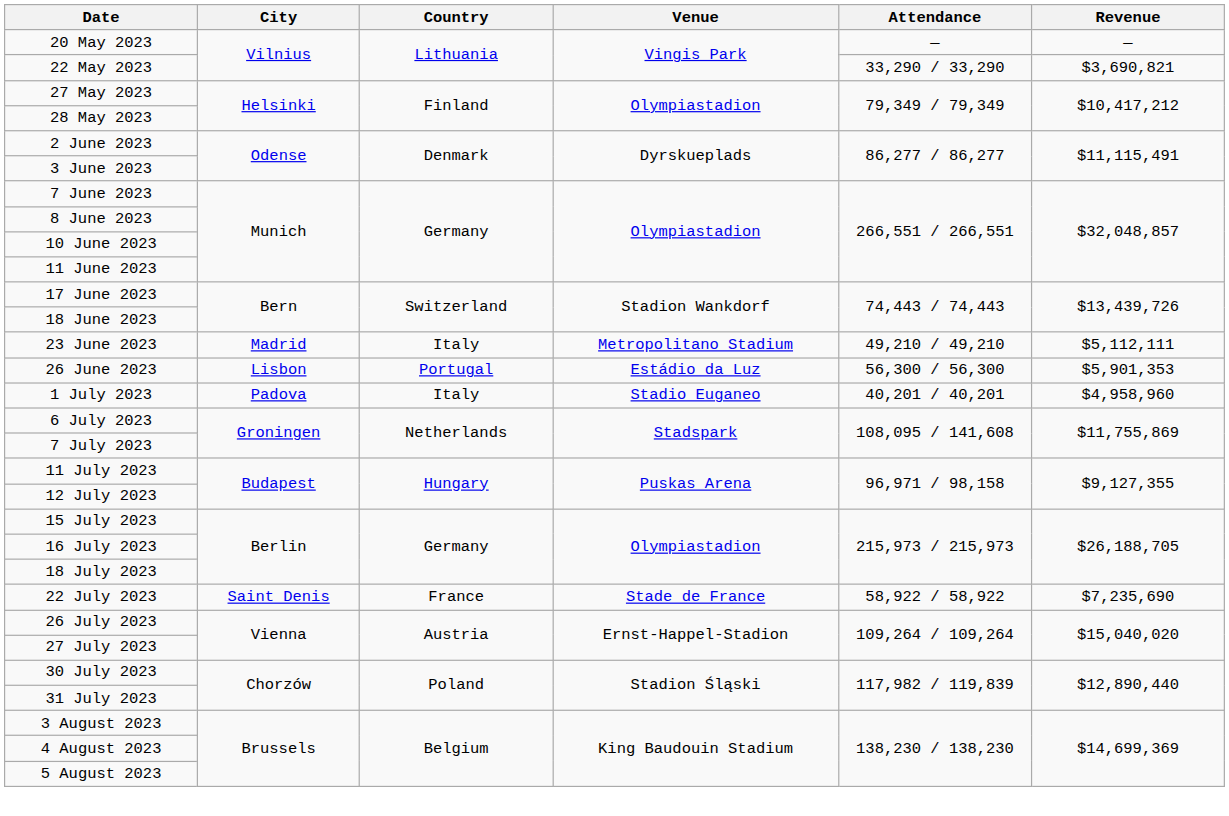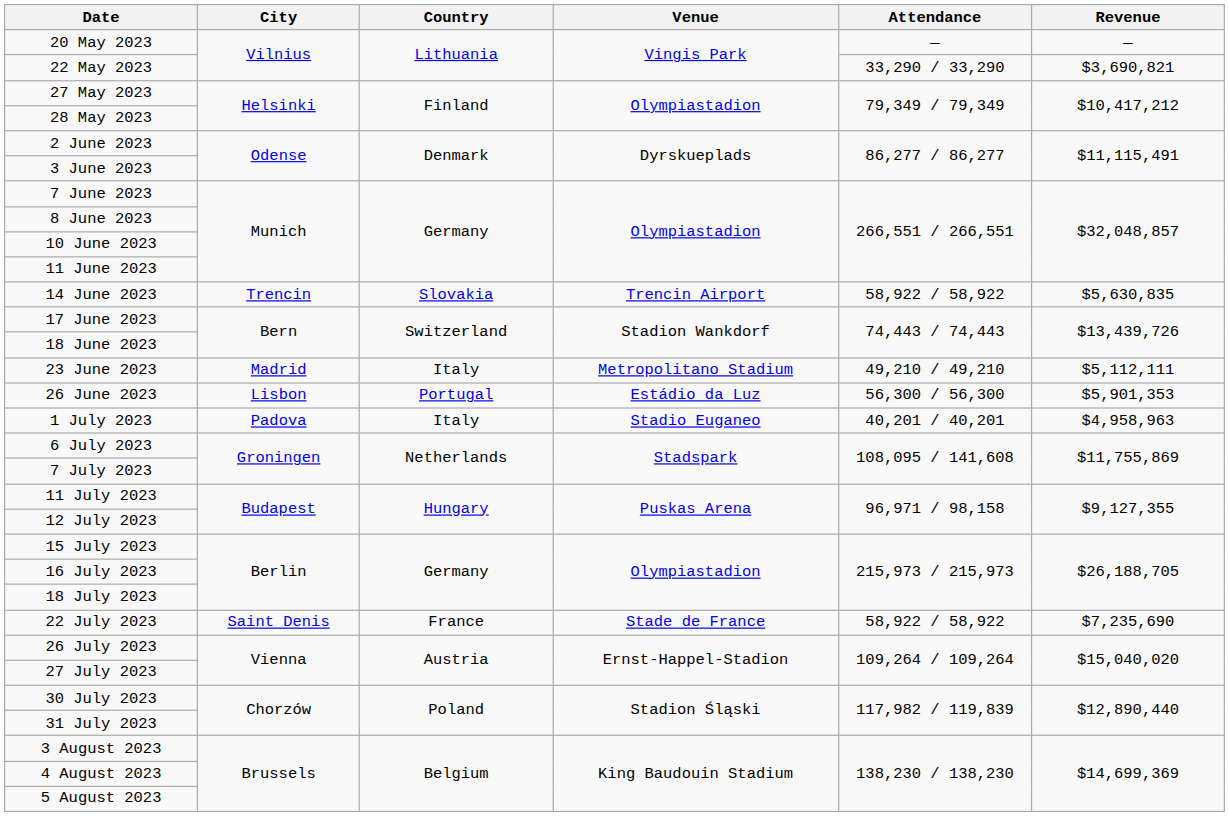+ row: (101, 295)
(1128, 395) $4,958,960 -> (1128, 421) $4,958,963
